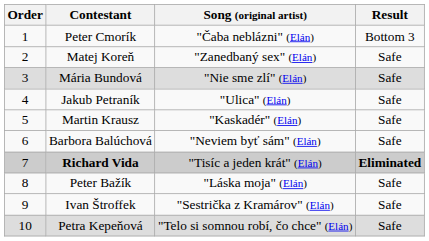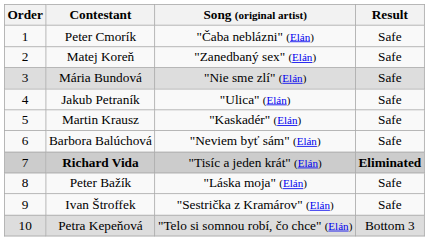(390, 36) Bottom 3 -> (390, 36) Safe
(390, 225) Safe -> (390, 225) Bottom 3
